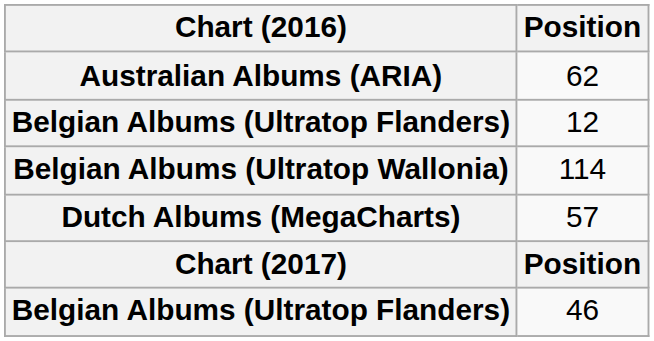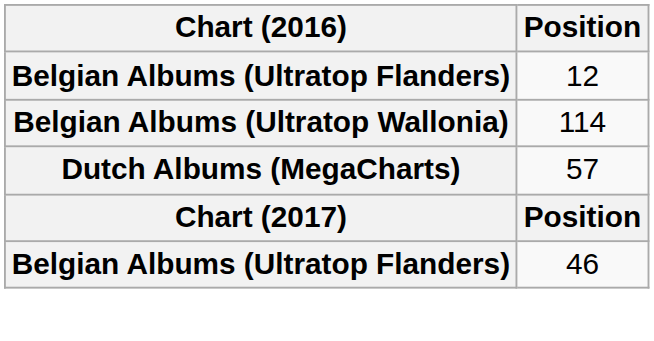- row: (582, 75)
